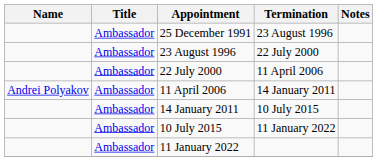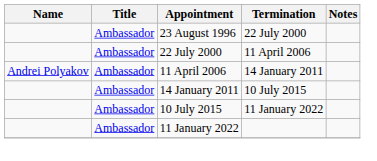- row: (205, 33)
